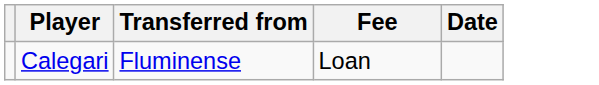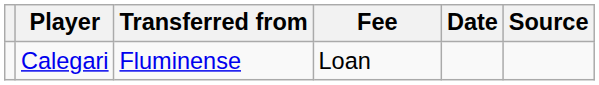+ column: (549, 23)
